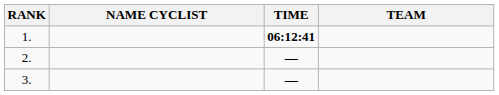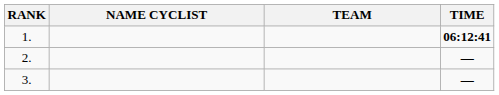columns swapped: (406, 15) <-> (291, 15)
